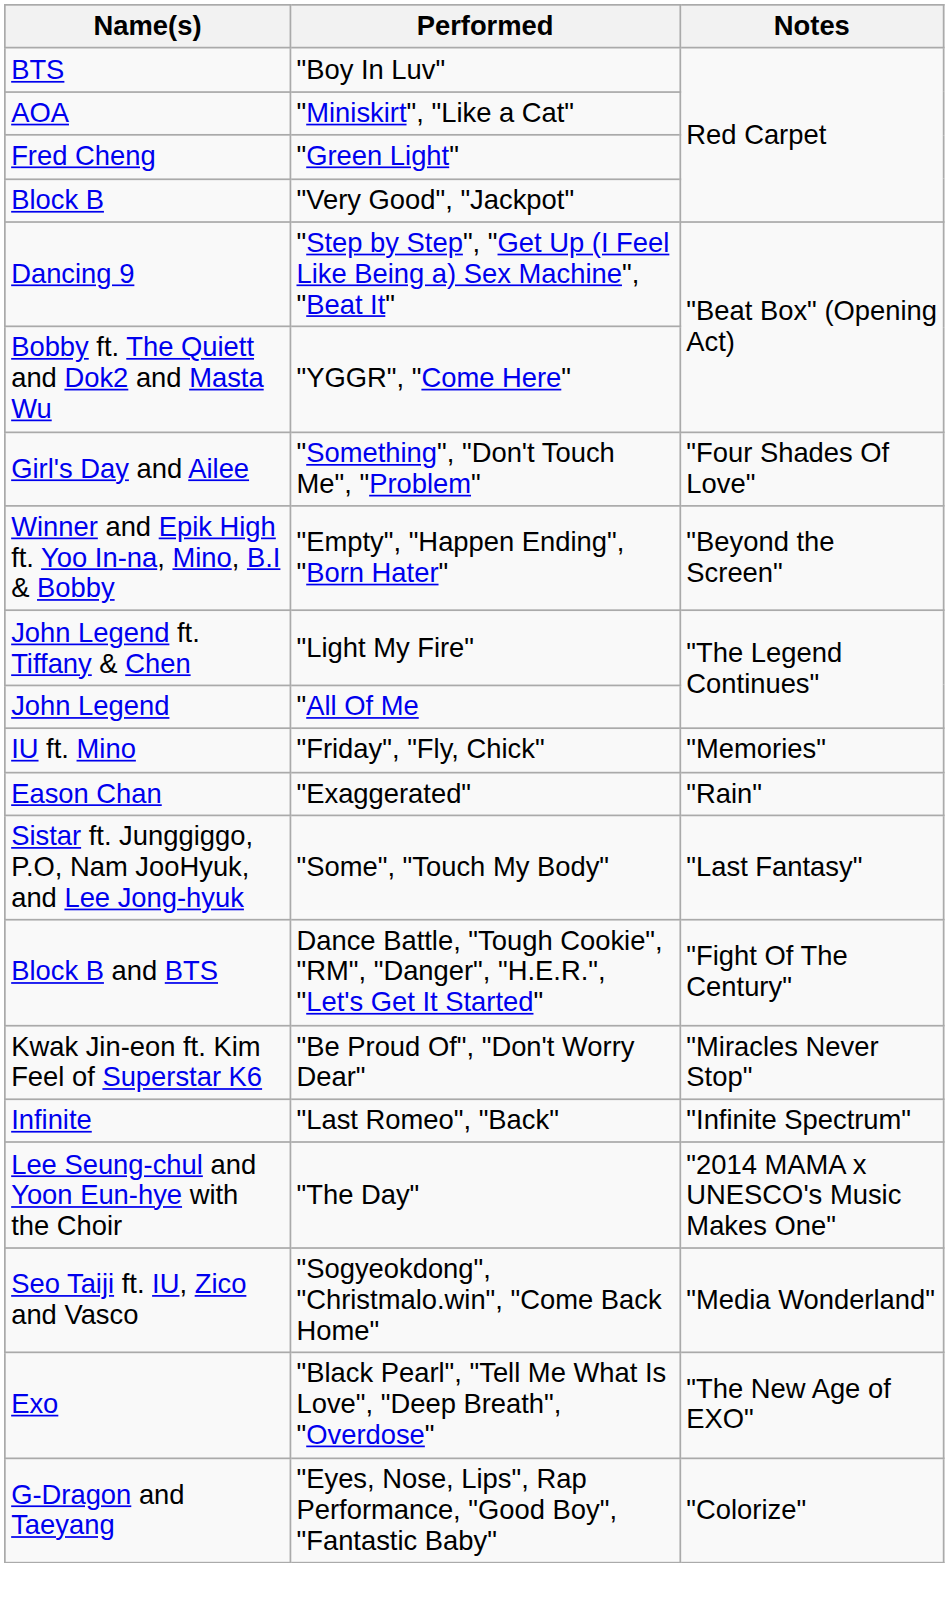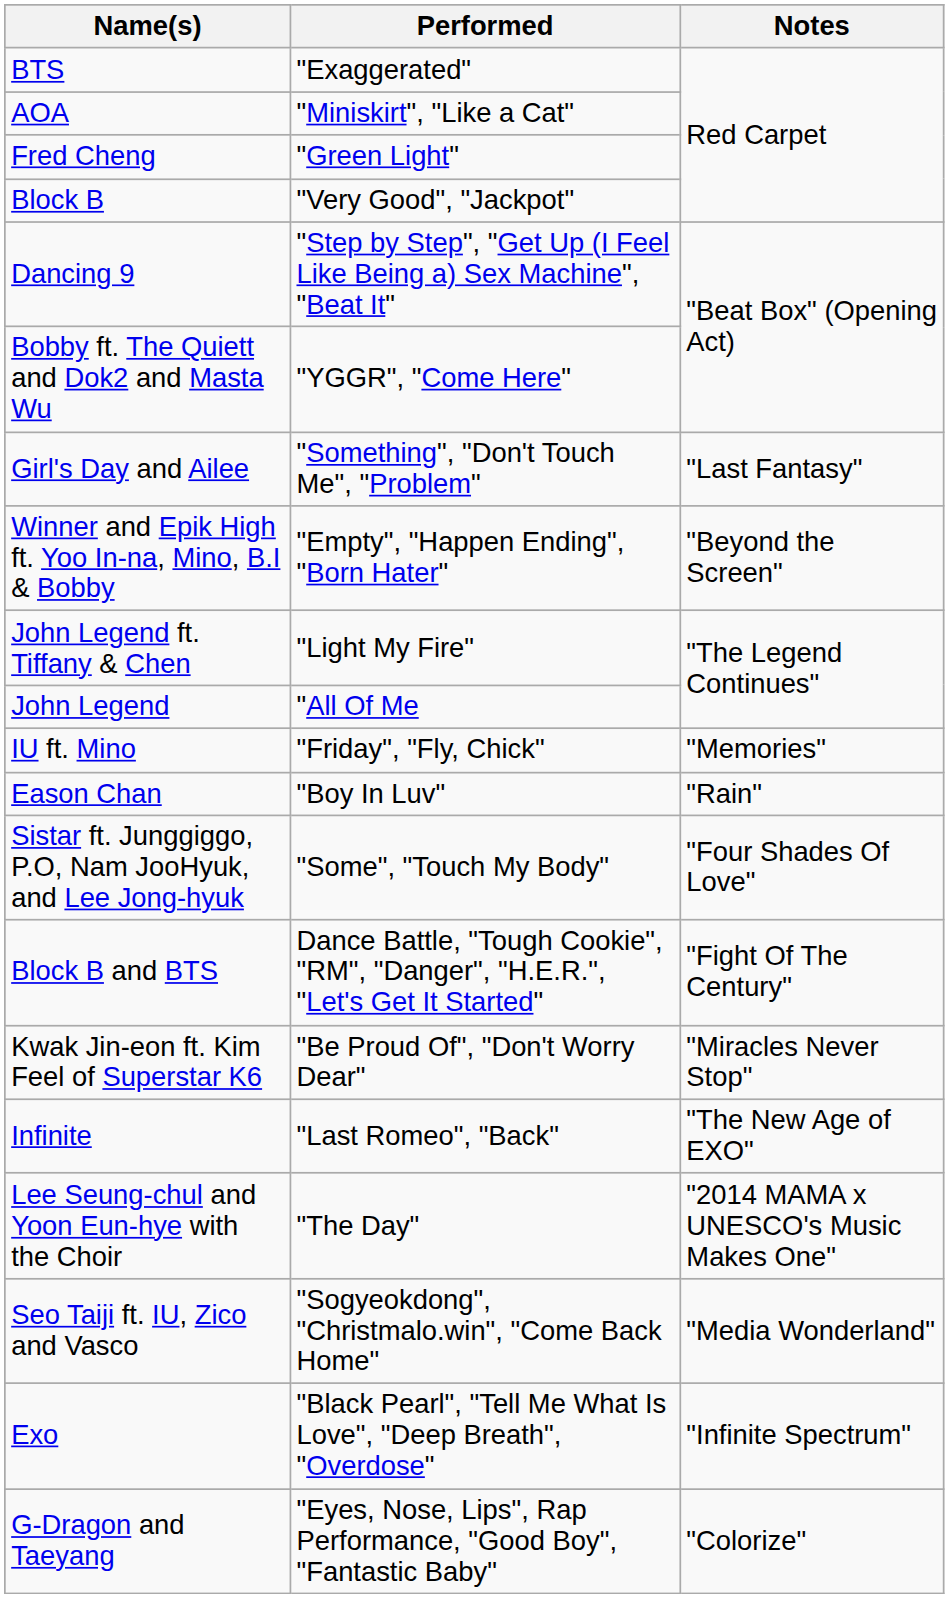(371, 69) "Boy In Luv" -> (384, 69) "Exaggerated"
(788, 468) "Four Shades Of Love" -> (774, 468) "Last Fantasy"
(384, 793) "Exaggerated" -> (371, 793) "Boy In Luv"
(774, 867) "Last Fantasy" -> (788, 867) "Four Shades Of Love"
(799, 1120) "Infinite Spectrum" -> (789, 1135) "The New Age of EXO"
(789, 1404) "The New Age of EXO" -> (799, 1435) "Infinite Spectrum"
